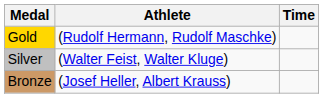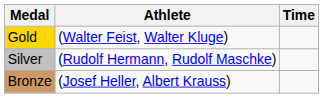(167, 37) (Rudolf Hermann, Rudolf Maschke) -> (143, 37) (Walter Feist, Walter Kluge)
(143, 59) (Walter Feist, Walter Kluge) -> (167, 59) (Rudolf Hermann, Rudolf Maschke)
